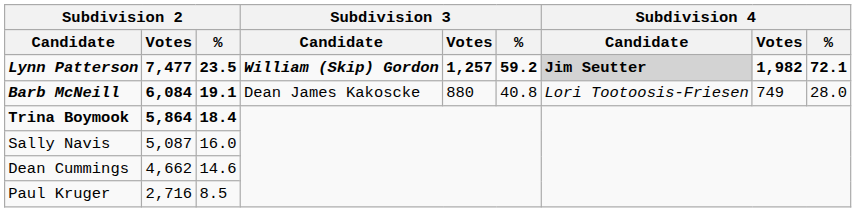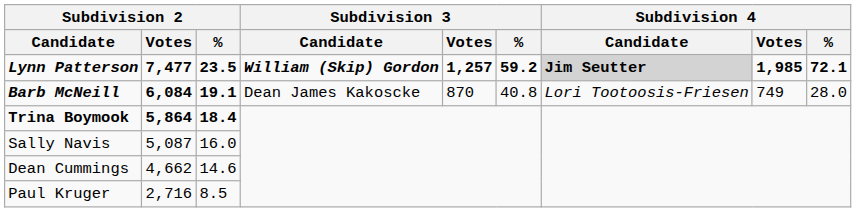(779, 68) 1,982 -> (779, 68) 1,985
(460, 93) 880 -> (460, 93) 870
